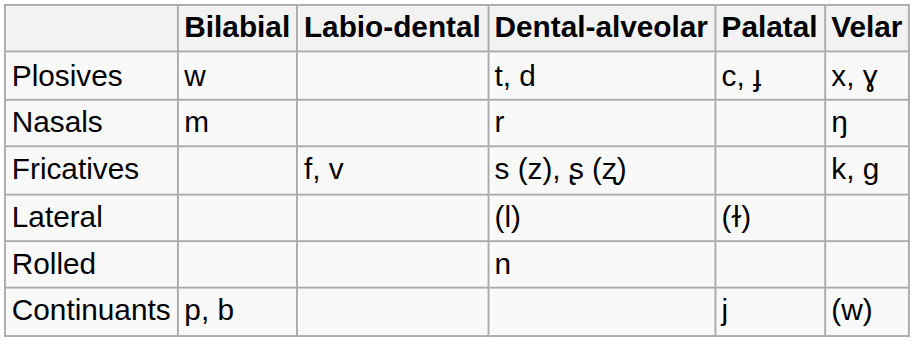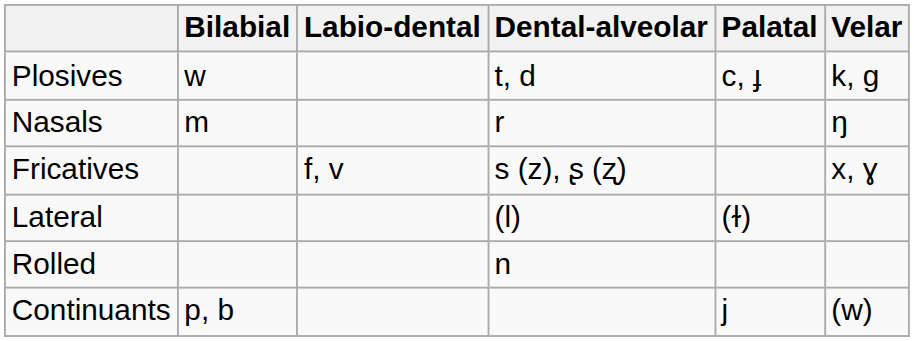(854, 75) x, ɣ -> (855, 75) k, ɡ
(855, 169) k, ɡ -> (854, 169) x, ɣ
